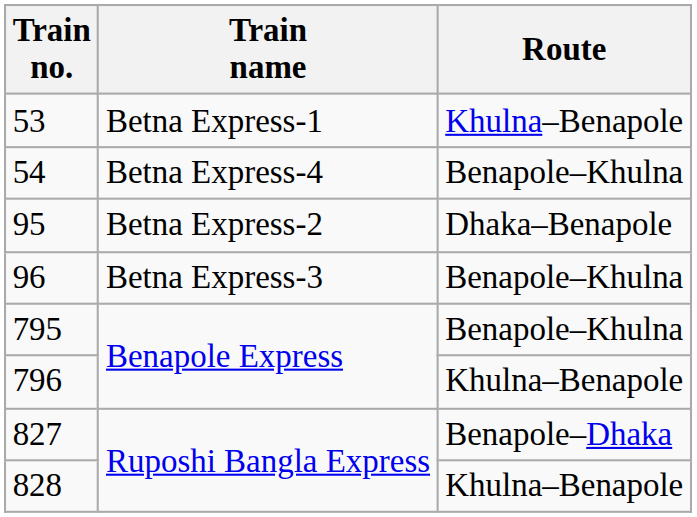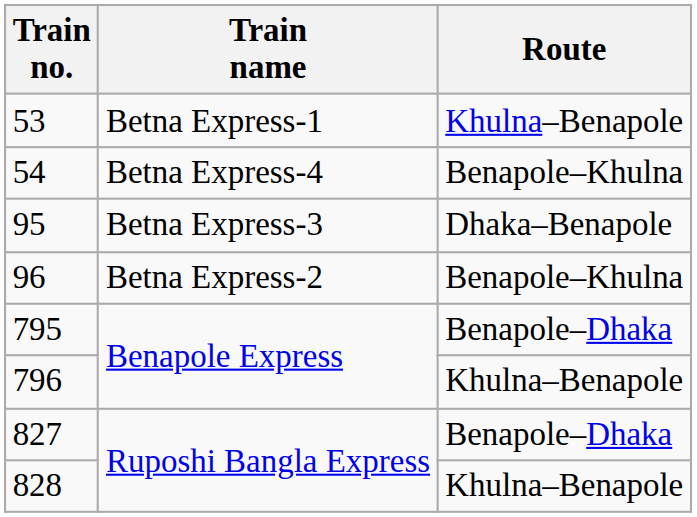(214, 224) Betna Express-2 -> (214, 224) Betna Express-3
(214, 276) Betna Express-3 -> (214, 276) Betna Express-2
(564, 329) Benapole–Khulna -> (559, 329) Benapole–Dhaka
